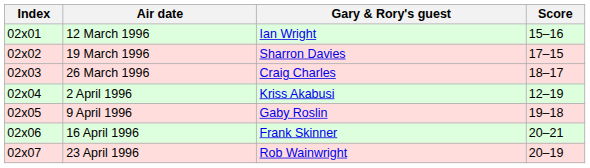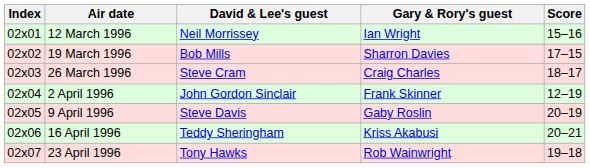+ column: (269, 14)
(297, 93) Kriss Akabusi -> (402, 93) Frank Skinner
(546, 113) 19–18 -> (564, 113) 20–19
(298, 133) Frank Skinner -> (401, 133) Kriss Akabusi
(546, 152) 20–19 -> (564, 152) 19–18
